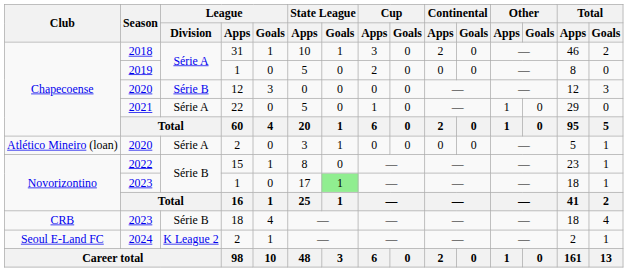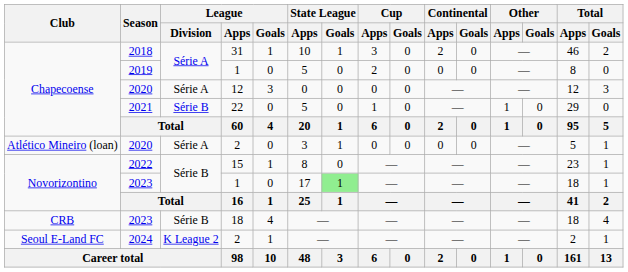(191, 88) Série B -> (191, 88) Série A
(191, 107) Série A -> (191, 107) Série B
